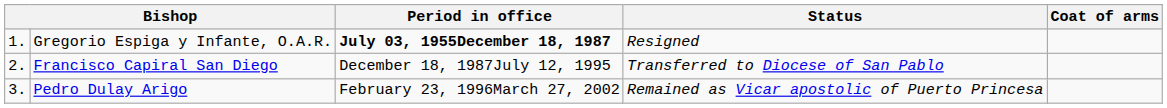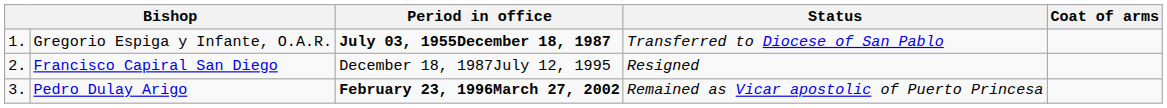(663, 41) Resigned -> (785, 41) Transferred to Diocese of San Pablo
(785, 66) Transferred to Diocese of San Pablo -> (663, 66) Resigned
(480, 91) normal -> (480, 91) bold
